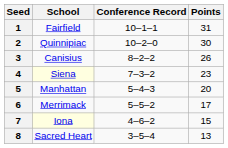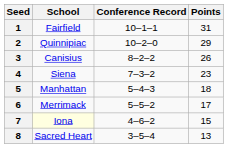(206, 43) 30 -> (206, 43) 29
(63, 74) lightyellow background -> (63, 74) no background
(206, 89) 20 -> (206, 89) 18
